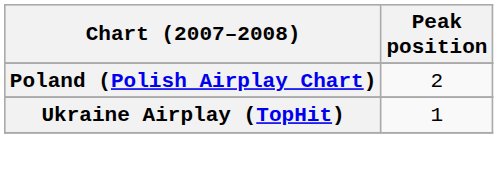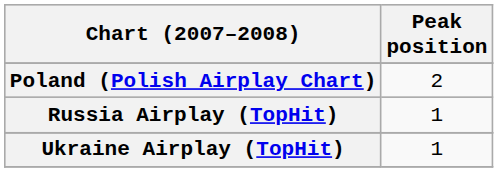+ row: (193, 115)
